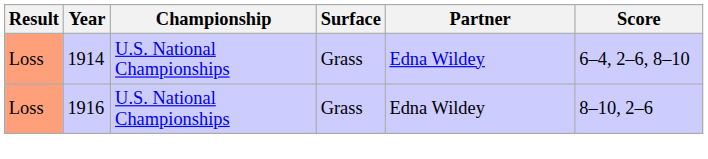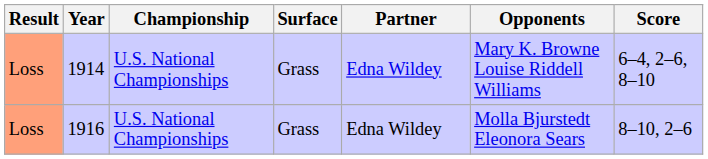+ column: (542, 19)
